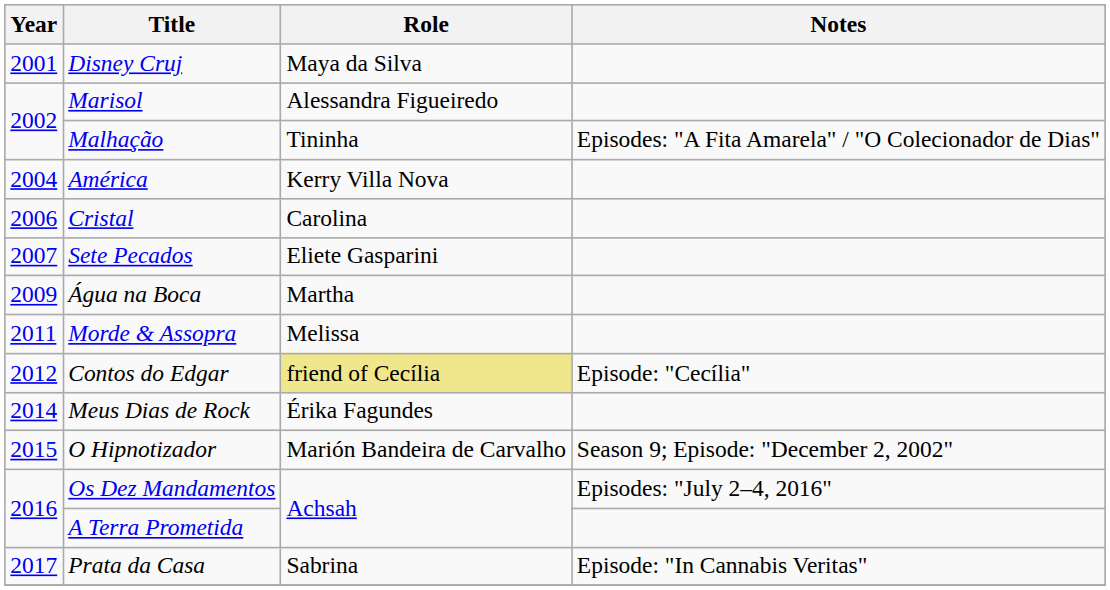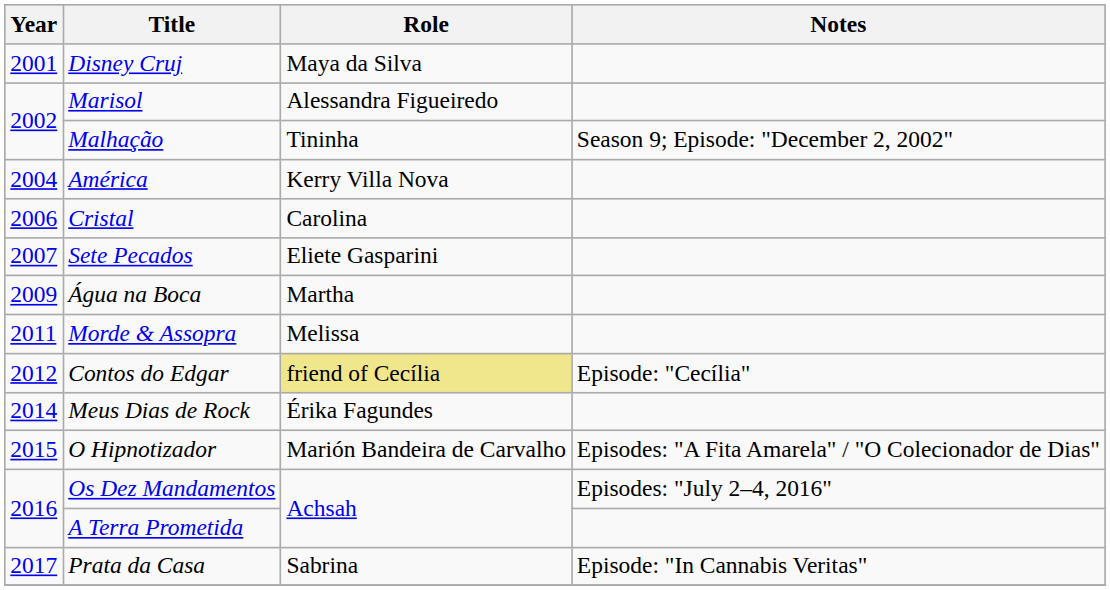(838, 140) Episodes: "A Fita Amarela" / "O Colecionador de Dias" -> (765, 140) Season 9; Episode: "December 2, 2002"
(765, 450) Season 9; Episode: "December 2, 2002" -> (838, 450) Episodes: "A Fita Amarela" / "O Colecionador de Dias"
